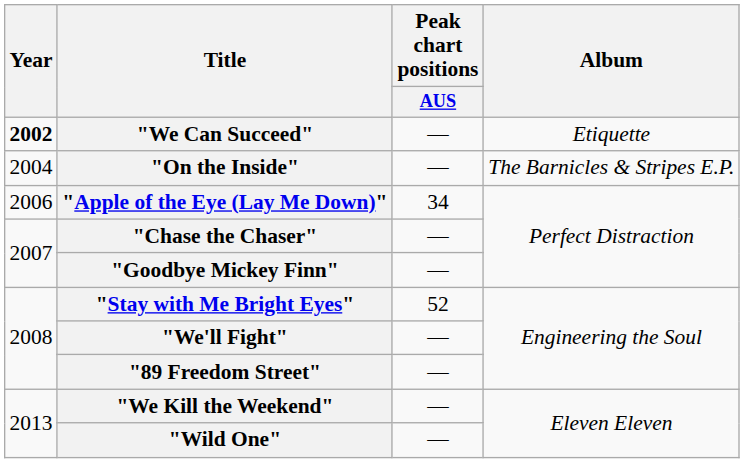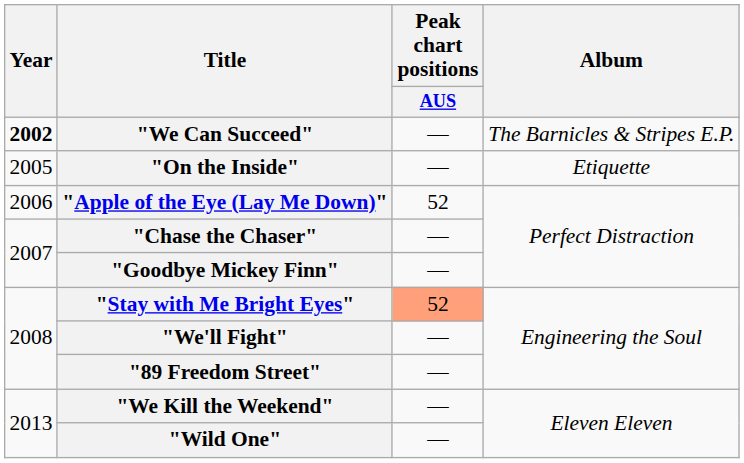(611, 133) Etiquette -> (611, 133) The Barnicles & Stripes E.P.
(31, 167) 2004 -> (31, 167) 2005
(611, 167) The Barnicles & Stripes E.P. -> (611, 167) Etiquette
(438, 201) 34 -> (438, 201) 52
(438, 303) no background -> (438, 303) lightsalmon background
